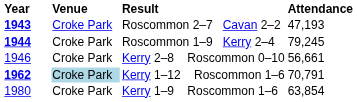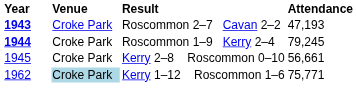(18, 58) 1946 -> (18, 58) 1945
(18, 75) bold -> (18, 75) normal
(306, 75) 70,791 -> (306, 75) 75,771
- row: (200, 91)
